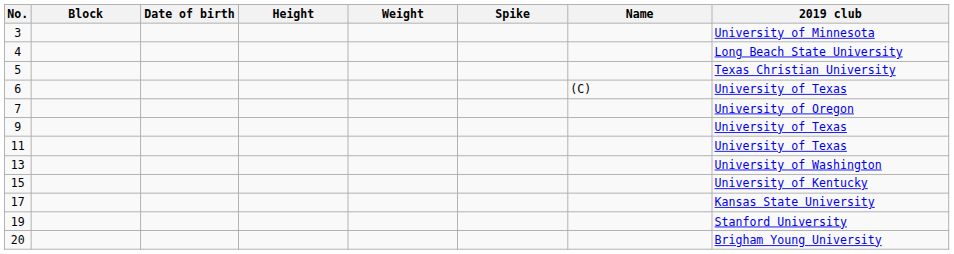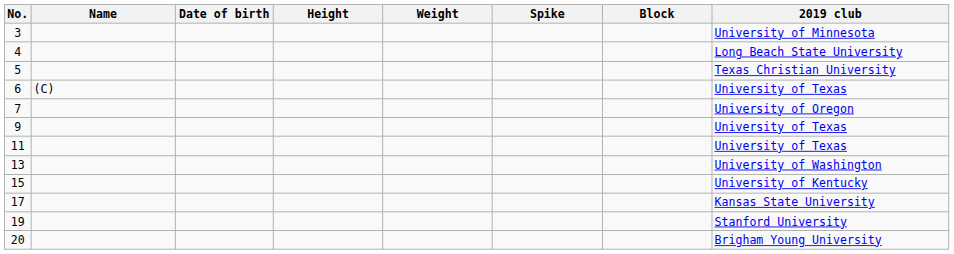columns swapped: (640, 14) <-> (86, 14)
